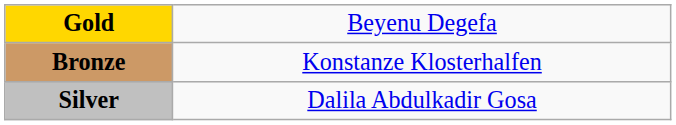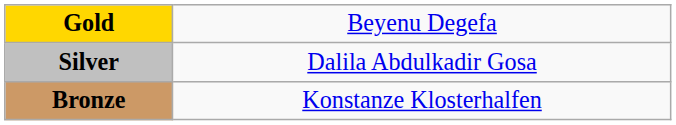rows swapped: (89, 100) <-> (89, 61)
